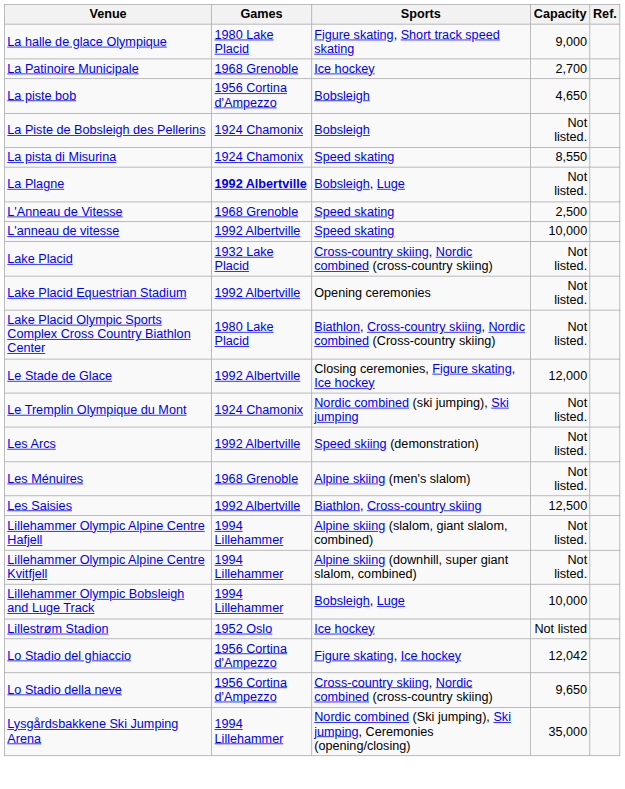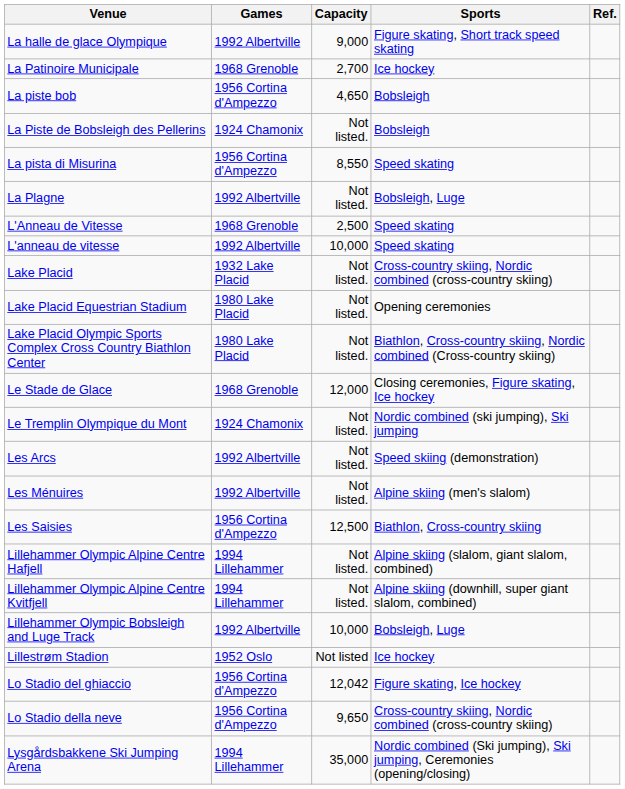columns swapped: (421, 14) <-> (560, 14)
(244, 41) 1980 Lake Placid -> (257, 41) 1992 Albertville
(259, 157) 1924 Chamonix -> (251, 164) 1956 Cortina d'Ampezzo
(261, 184) bold -> (257, 198) normal
(257, 293) 1992 Albertville -> (244, 307) 1980 Lake Placid
(257, 375) 1992 Albertville -> (256, 390) 1968 Grenoble
(256, 478) 1968 Grenoble -> (257, 492) 1992 Albertville
(257, 505) 1992 Albertville -> (251, 527) 1956 Cortina d'Ampezzo
(249, 601) 1994 Lillehammer -> (257, 630) 1992 Albertville
